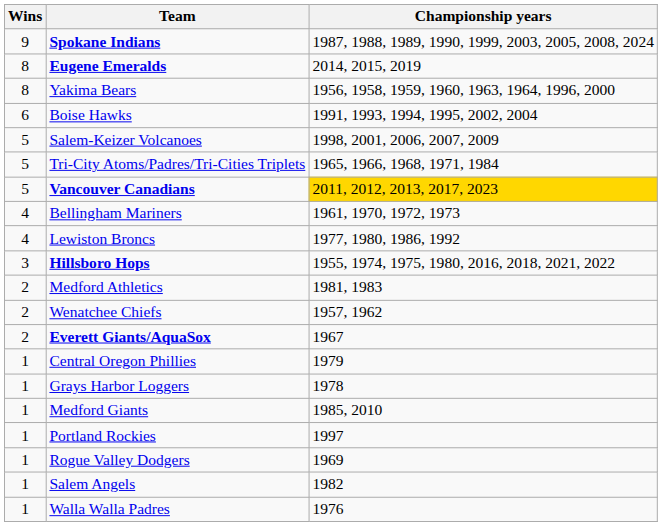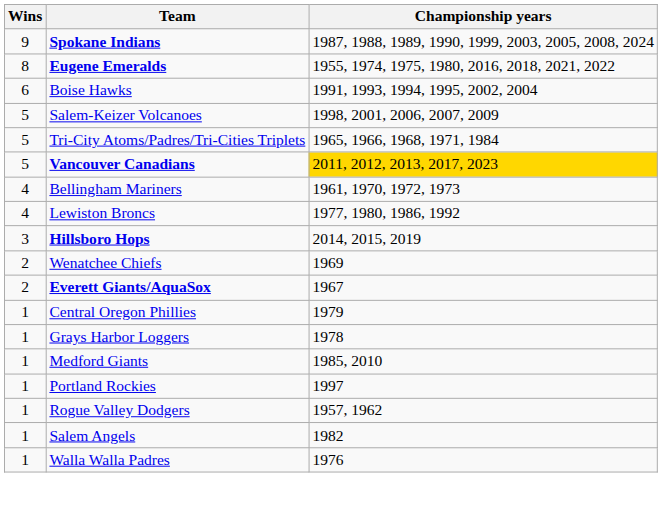(367, 66) 2014, 2015, 2019 -> (464, 66) 1955, 1974, 1975, 1980, 2016, 2018, 2021, 2022
- row: (93, 90)
(464, 262) 1955, 1974, 1975, 1980, 2016, 2018, 2021, 2022 -> (367, 238) 2014, 2015, 2019
- row: (106, 287)
(347, 312) 1957, 1962 -> (328, 262) 1969
(328, 459) 1969 -> (347, 410) 1957, 1962
